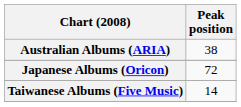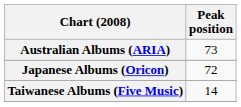(211, 49) 38 -> (211, 49) 73
